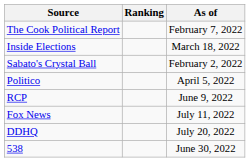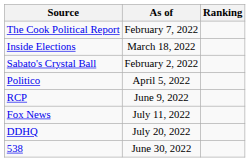columns swapped: (144, 13) <-> (206, 13)
